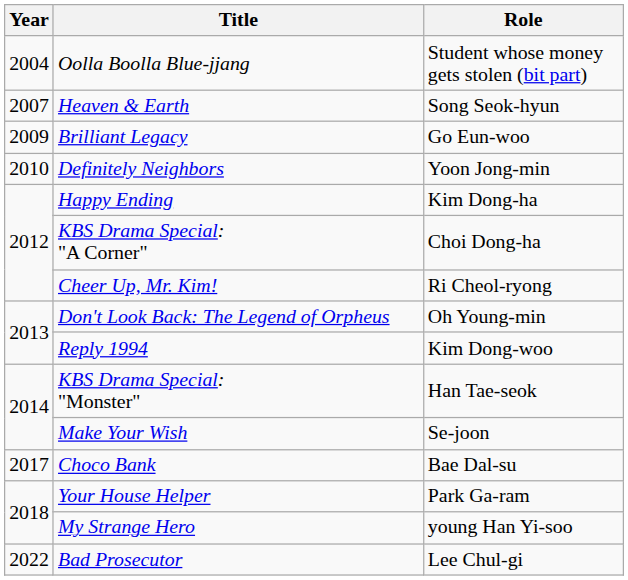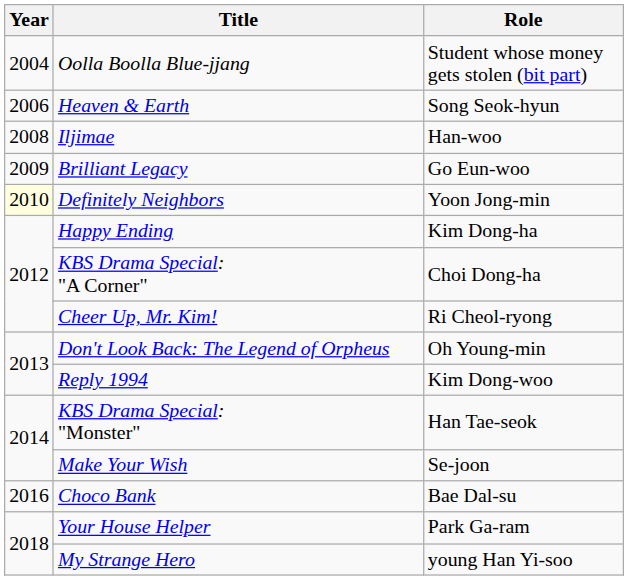(29, 105) 2007 -> (29, 105) 2006
+ row: (86, 136)
(29, 168) no background -> (29, 199) lightyellow background
(29, 464) 2017 -> (29, 496) 2016
- row: (120, 559)
